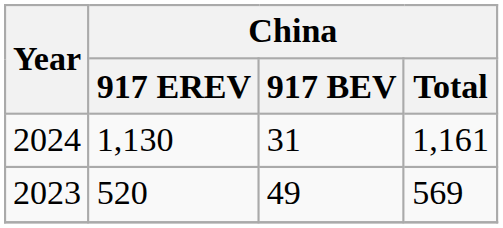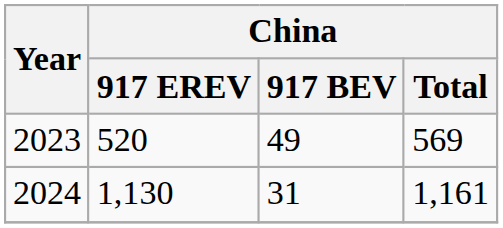rows swapped: (47, 193) <-> (47, 139)
